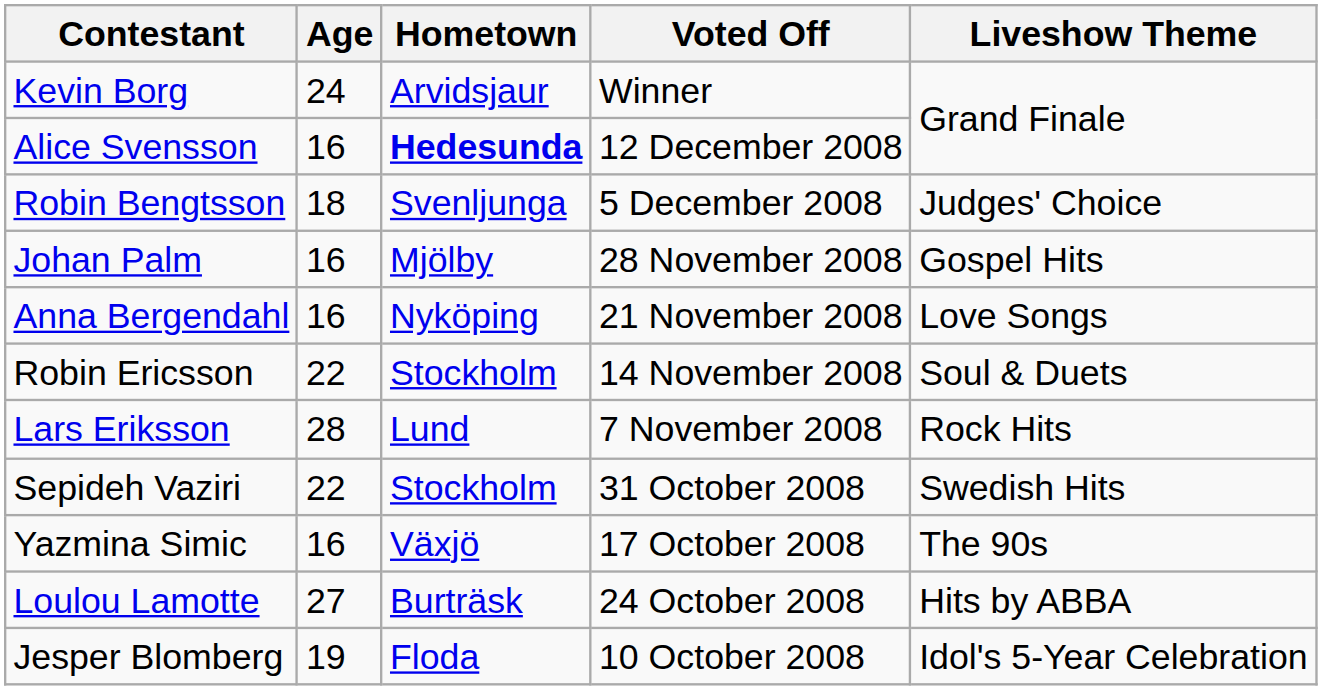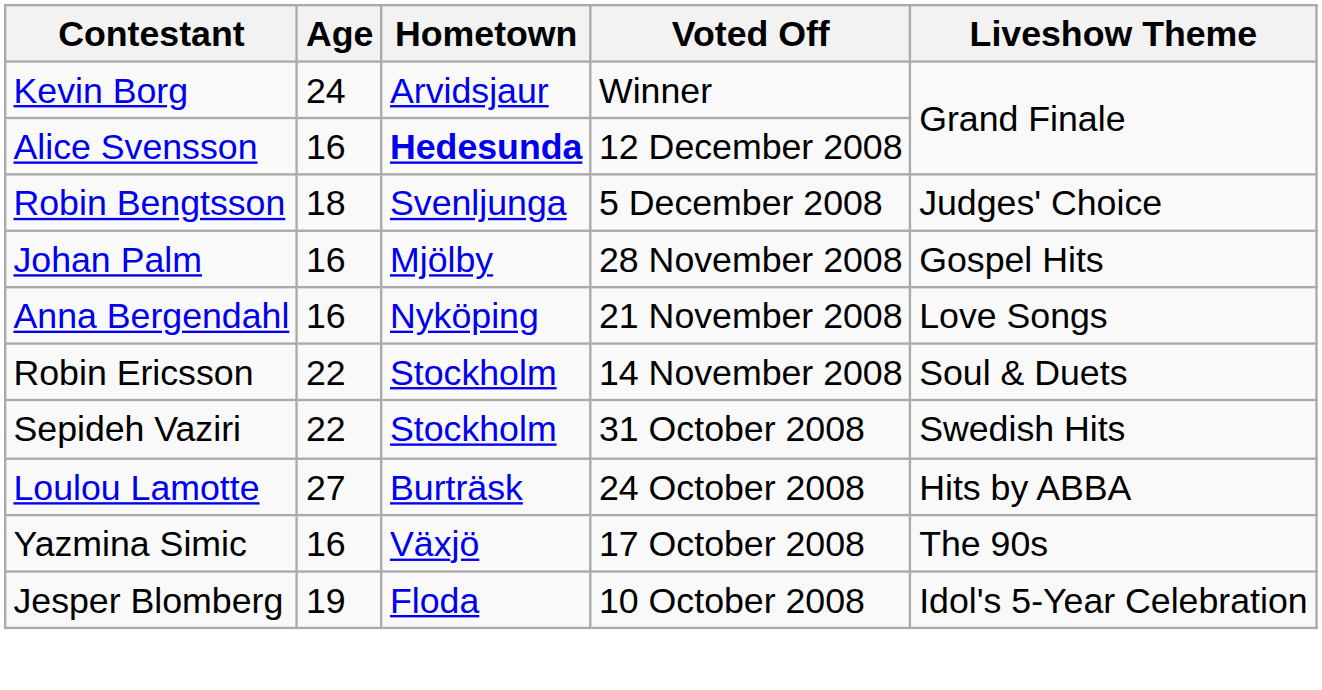- row: (122, 429)
rows swapped: (137, 599) <-> (130, 543)
